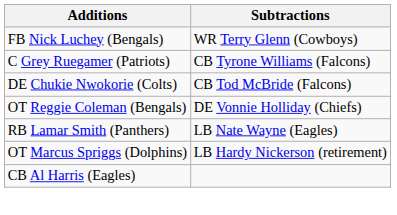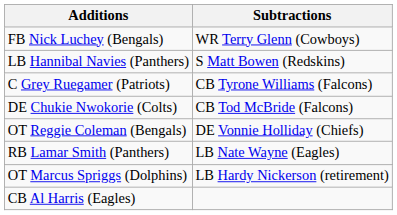+ row: (98, 61)
